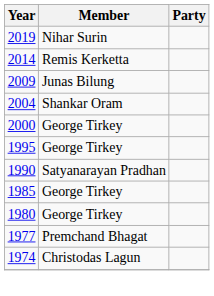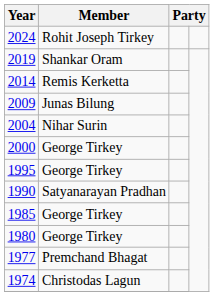+ row: (22, 37)
(75, 37) Nihar Surin -> (82, 59) Shankar Oram
(82, 103) Shankar Oram -> (75, 125) Nihar Surin
